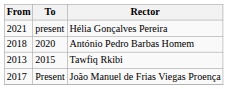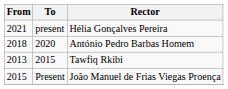(17, 76) 2017 -> (17, 76) 2015
